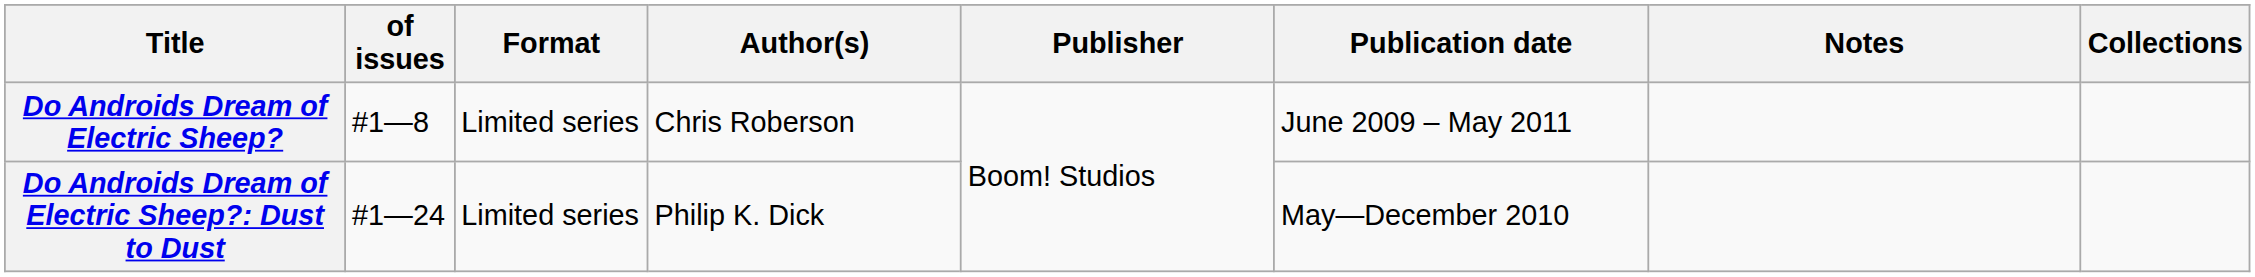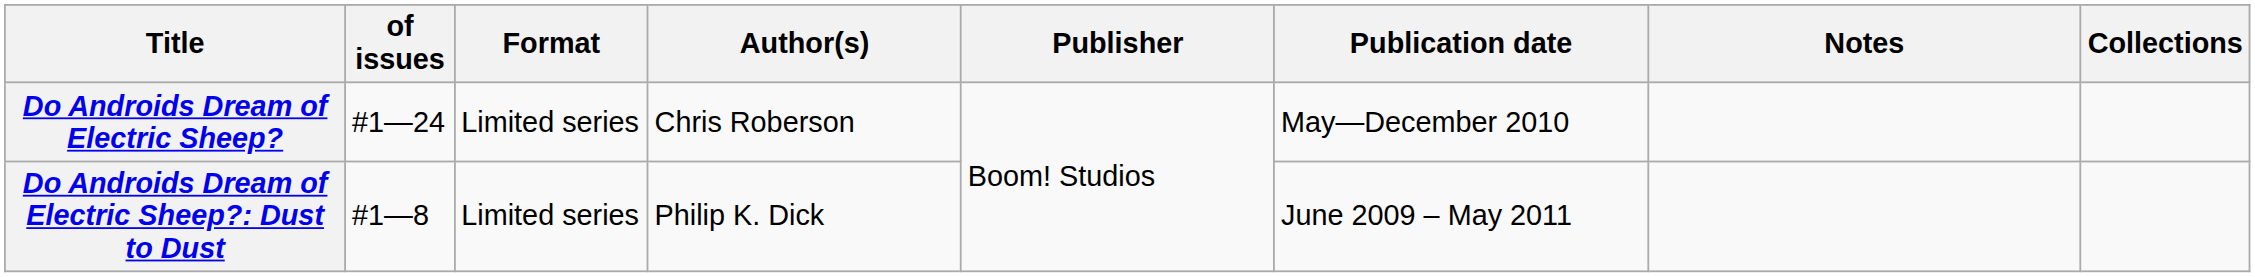(390, 121) #1—8 -> (398, 121) #1—24
(1427, 121) June 2009 – May 2011 -> (1425, 121) May—December 2010
(398, 215) #1—24 -> (390, 215) #1—8
(1425, 215) May—December 2010 -> (1427, 215) June 2009 – May 2011
